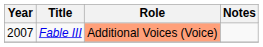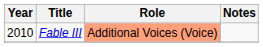(20, 32) 2007 -> (20, 32) 2010
